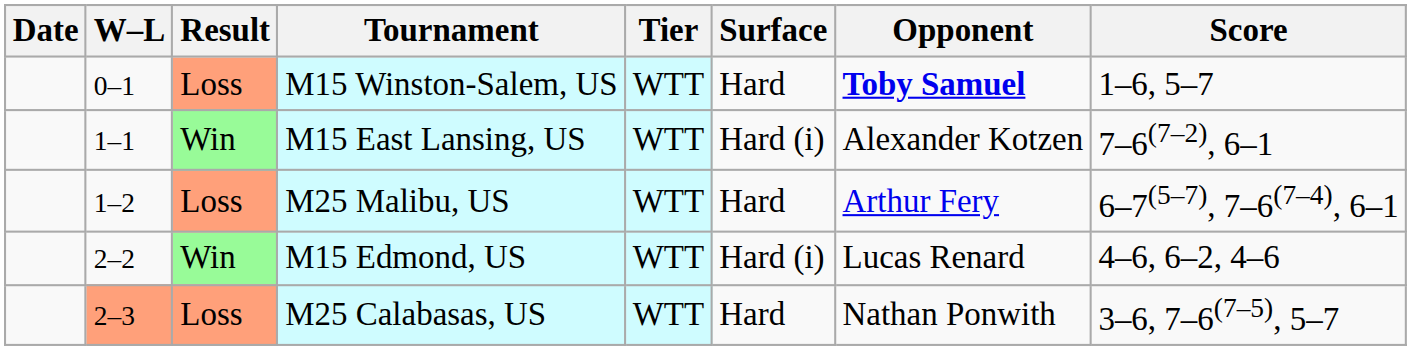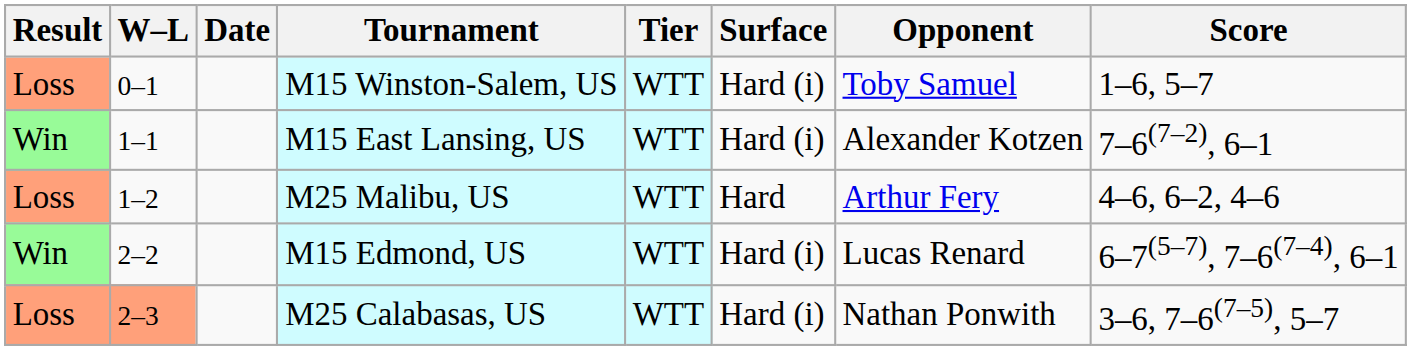columns swapped: (225, 30) <-> (46, 30)
(752, 82) Hard -> (772, 82) Hard (i)
(934, 82) bold -> (930, 82) normal
(1249, 200) 6–7(5–7), 7–6(7–4), 6–1 -> (1189, 196) 4–6, 6–2, 4–6
(1189, 257) 4–6, 6–2, 4–6 -> (1249, 253) 6–7(5–7), 7–6(7–4), 6–1
(752, 314) Hard -> (772, 314) Hard (i)
